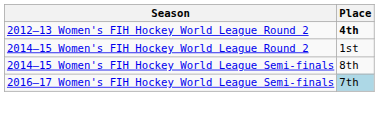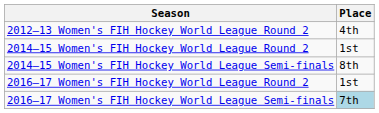(349, 30) bold -> (349, 30) normal
+ row: (158, 83)
